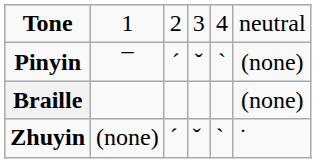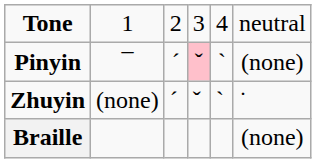(199, 61) no background -> (199, 61) pink background
rows swapped: (48, 137) <-> (48, 99)
